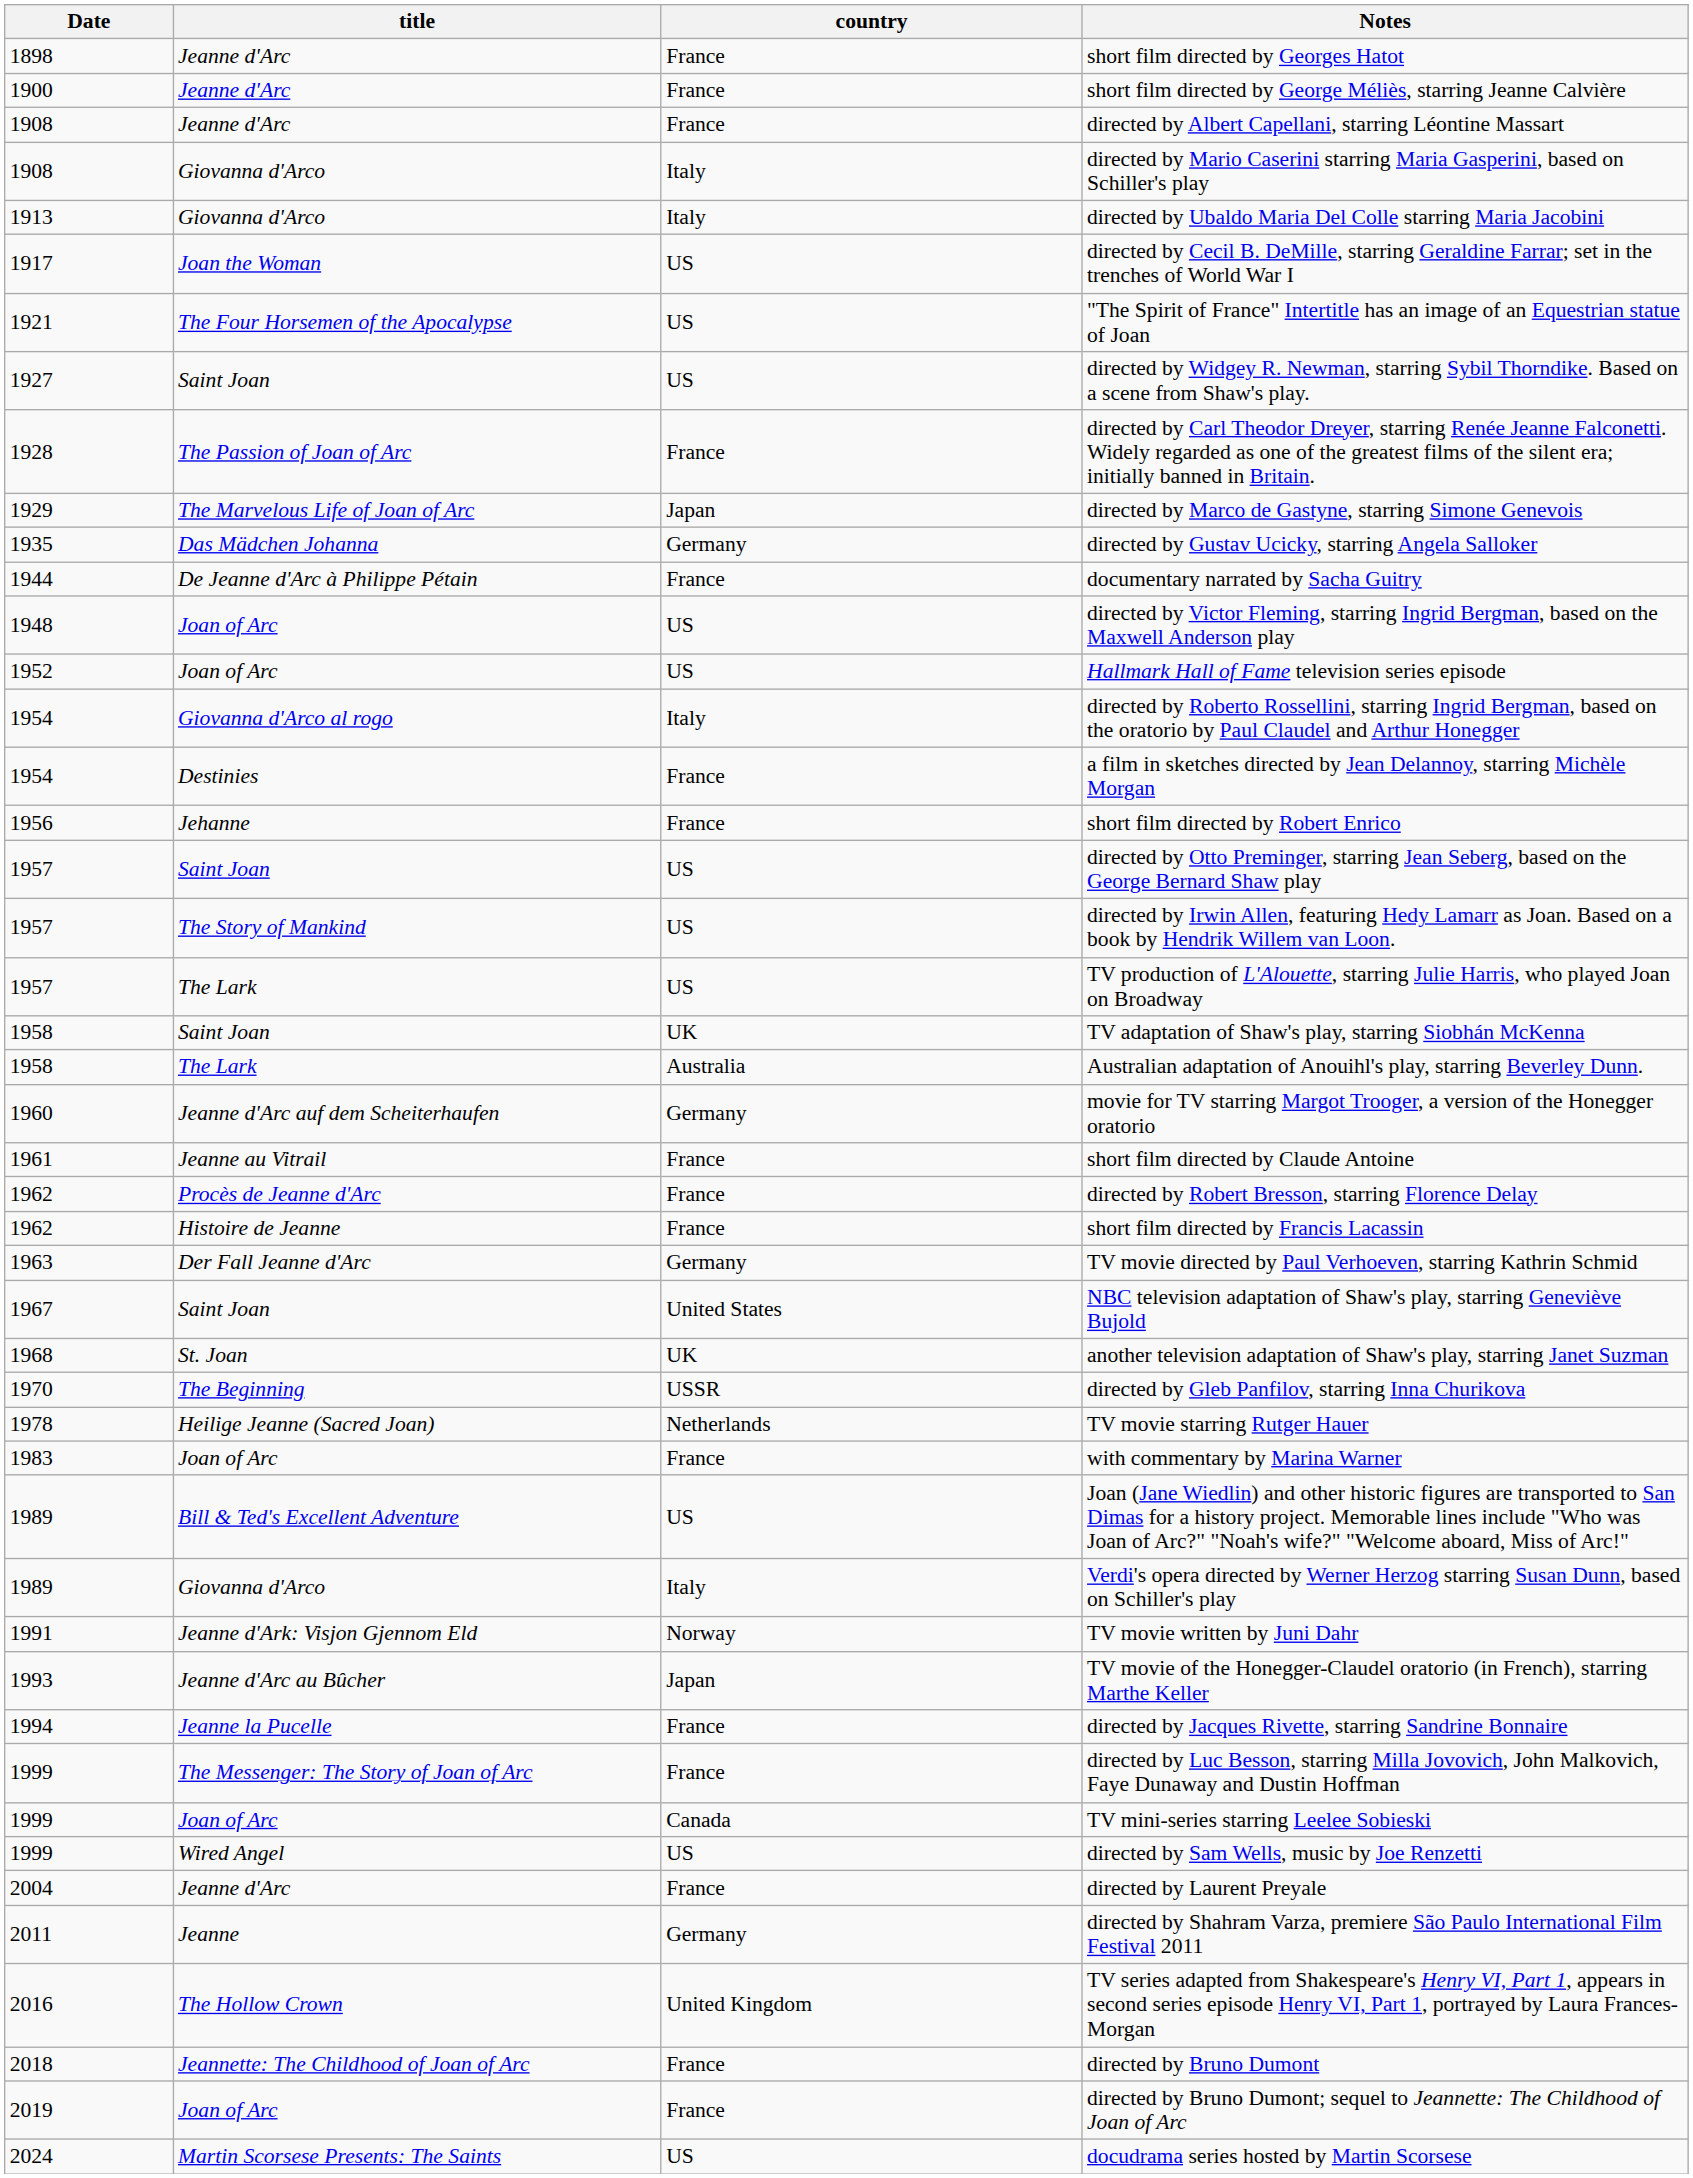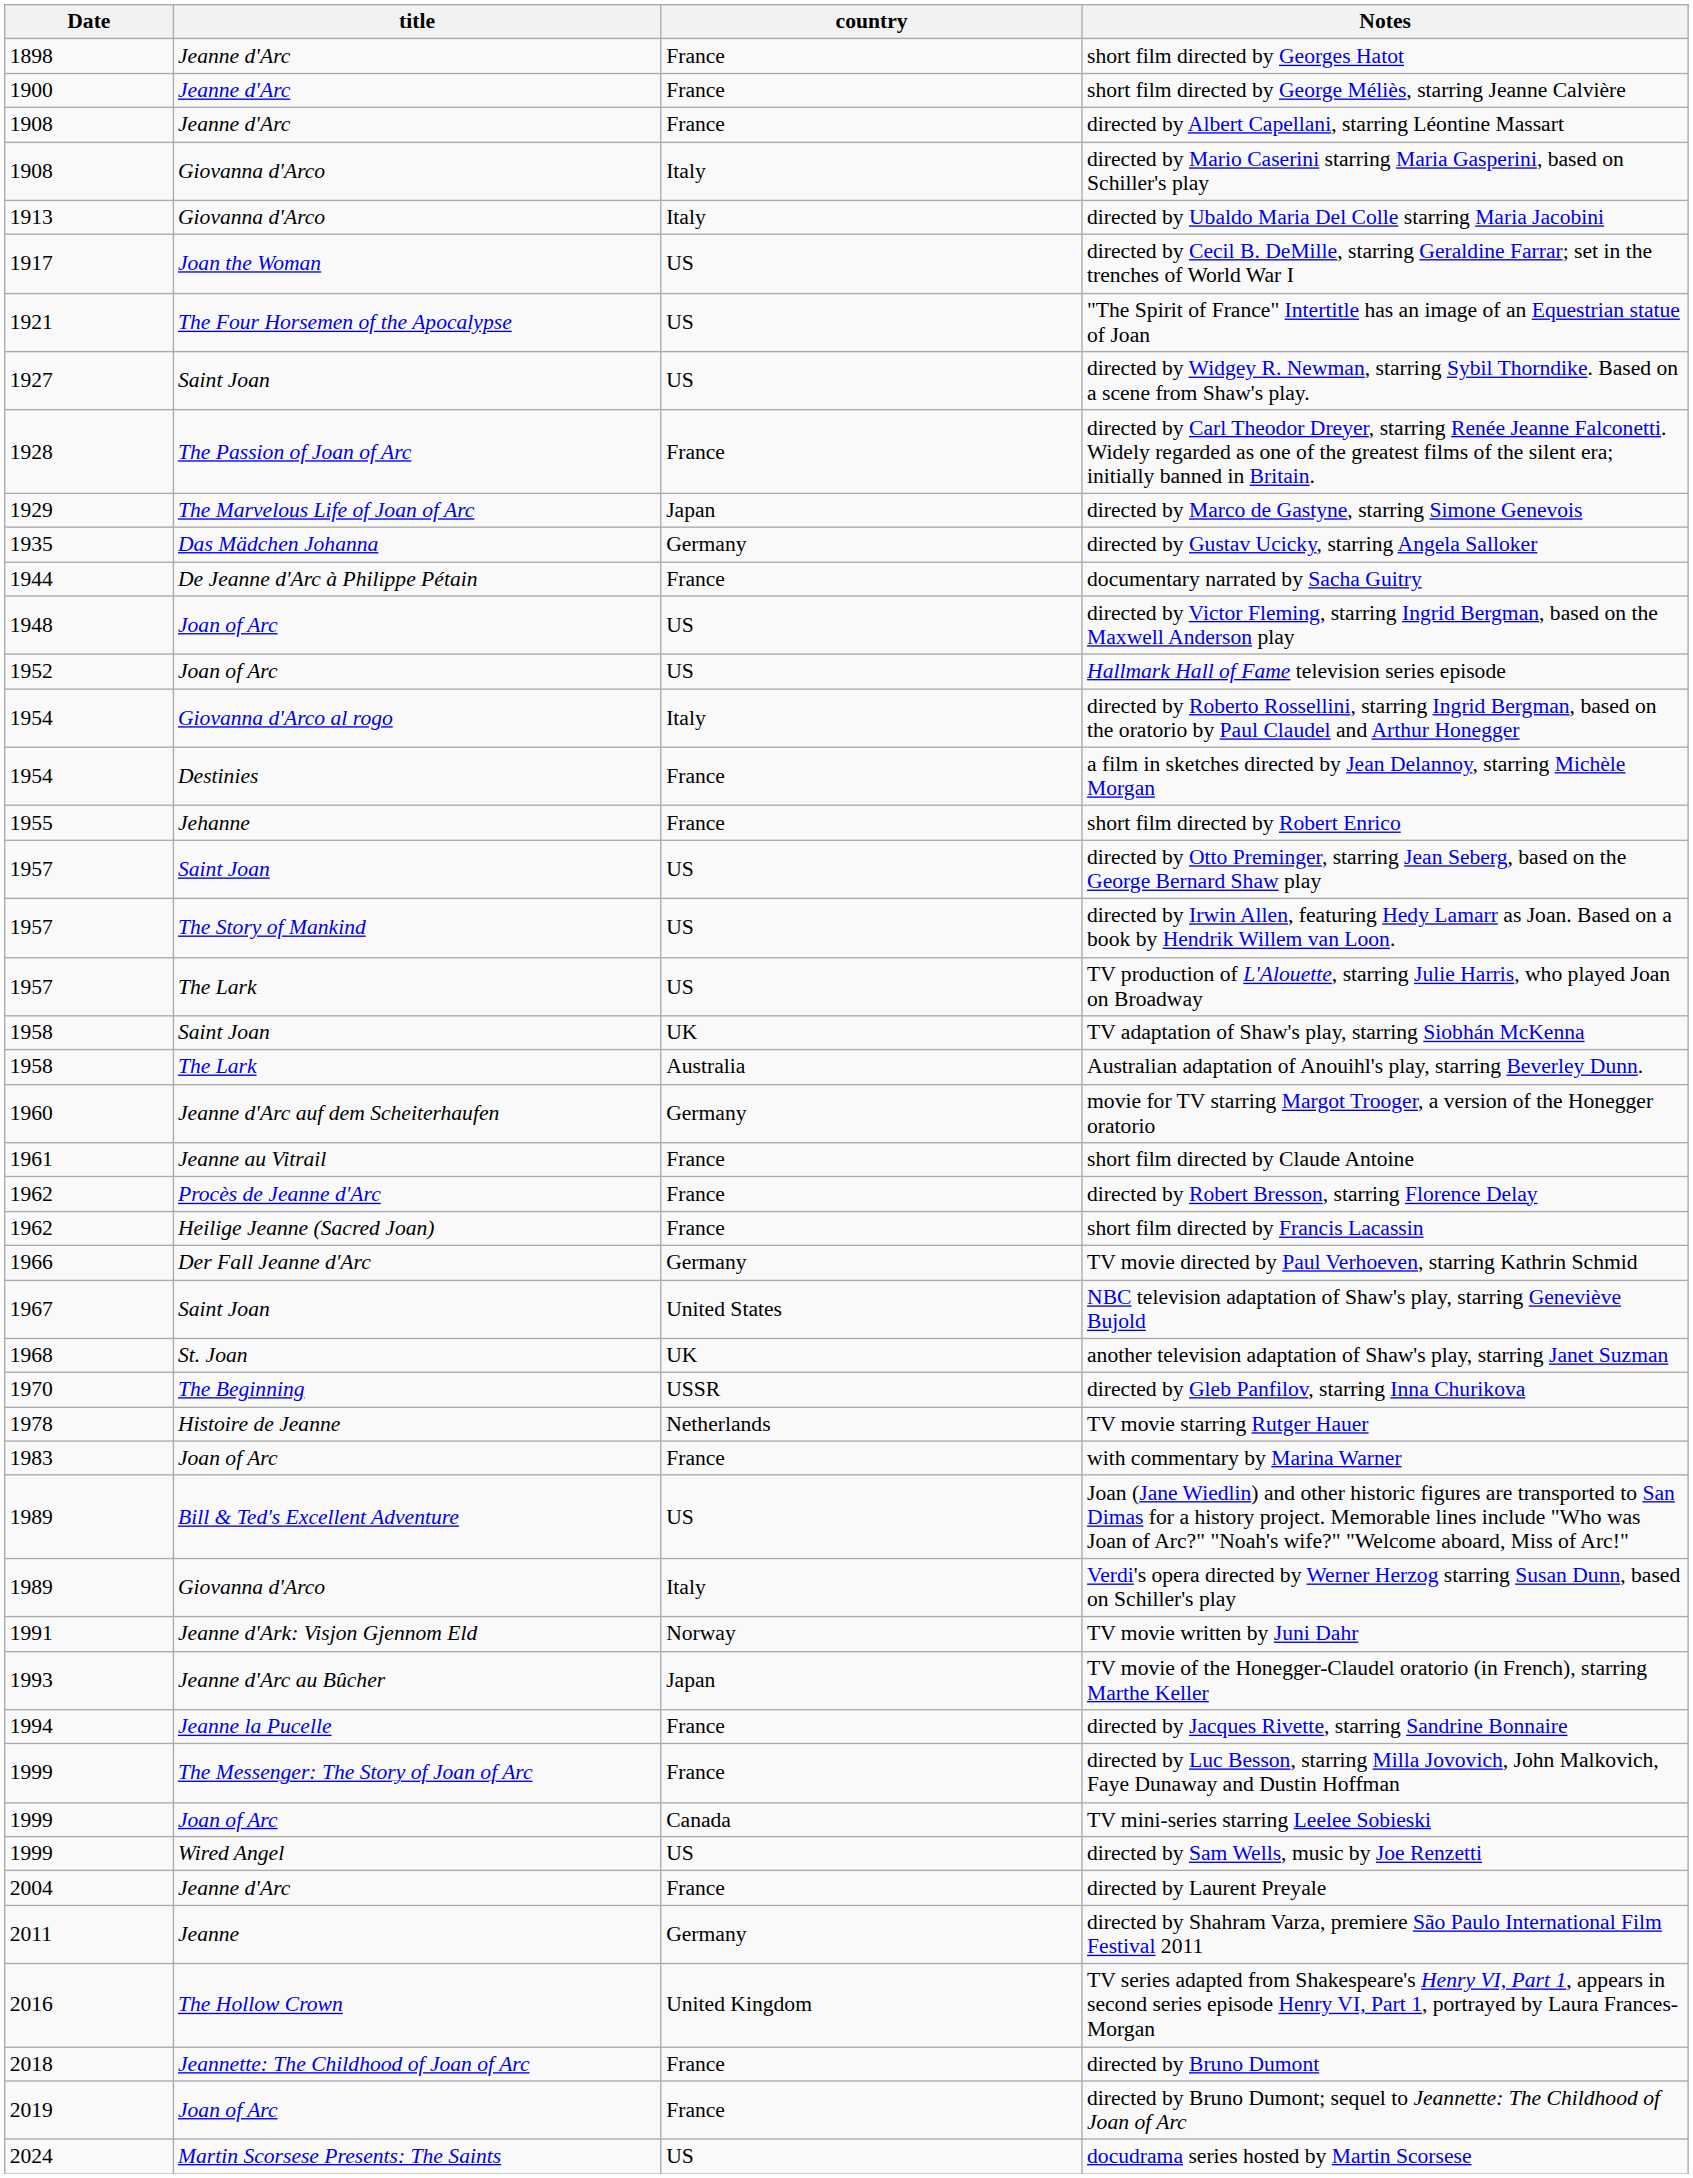(31, 822) 1956 -> (31, 822) 1955
(259, 1228) Histoire de Jeanne -> (306, 1228) Heilige Jeanne (Sacred Joan)
(31, 1262) 1963 -> (31, 1262) 1966
(306, 1423) Heilige Jeanne (Sacred Joan) -> (259, 1423) Histoire de Jeanne
